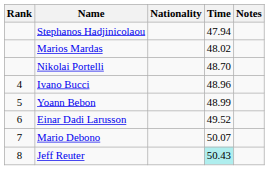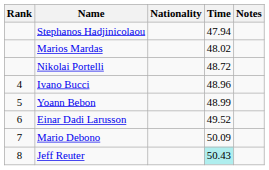(219, 66) 48.70 -> (219, 66) 48.72
(219, 138) 50.07 -> (219, 138) 50.09
